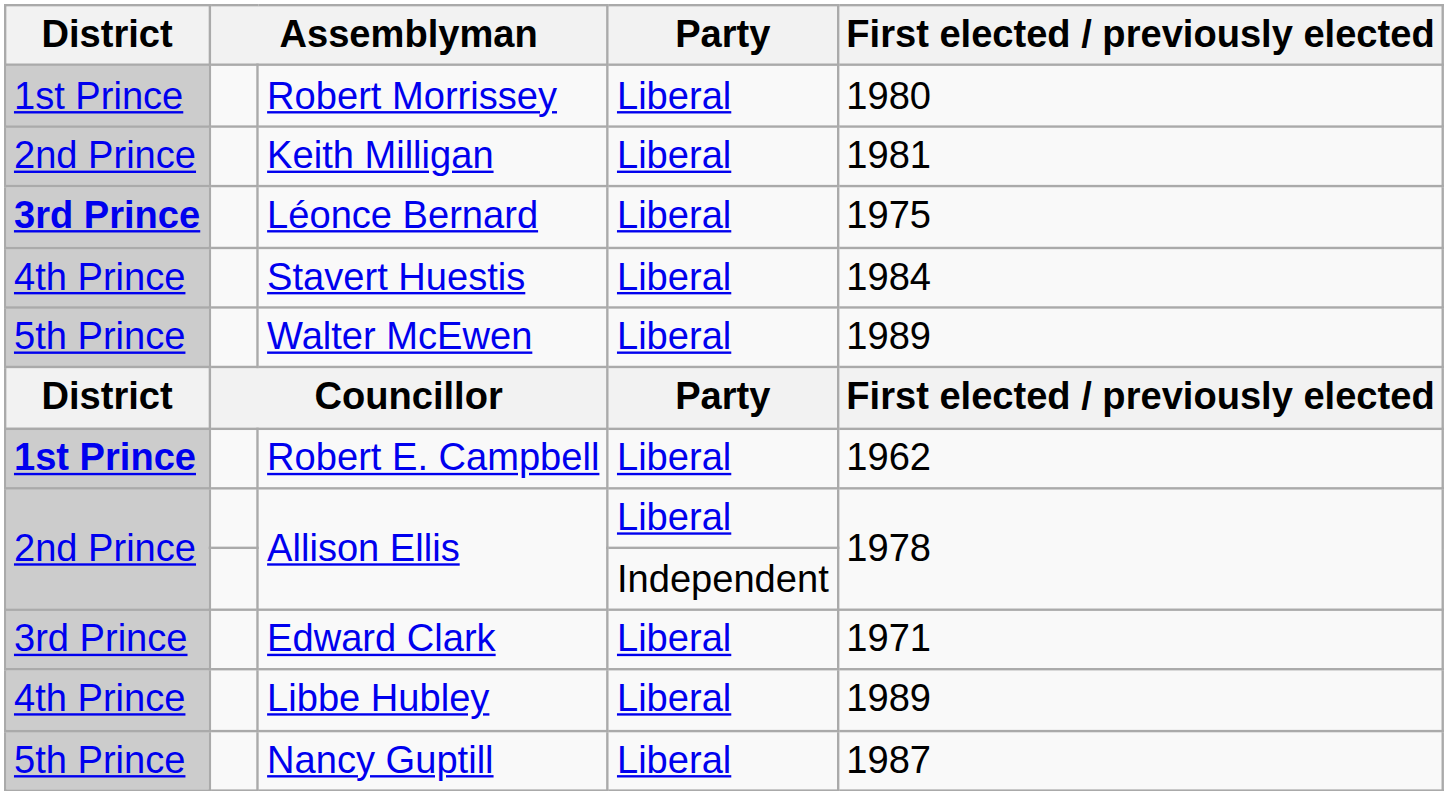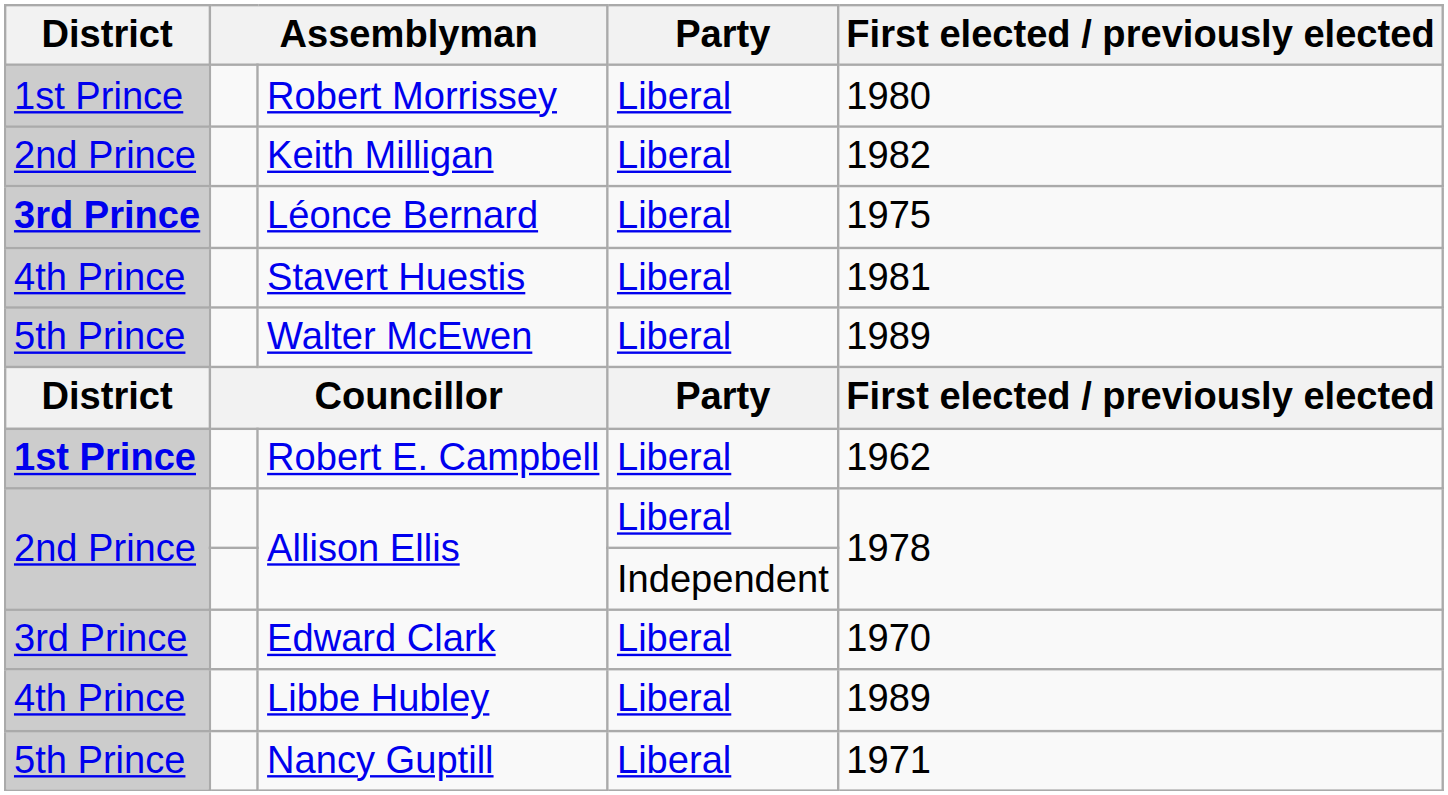(889, 155) 1981 -> (889, 155) 1982
(889, 276) 1984 -> (889, 276) 1981
(889, 638) 1971 -> (889, 638) 1970
(889, 759) 1987 -> (889, 759) 1971
